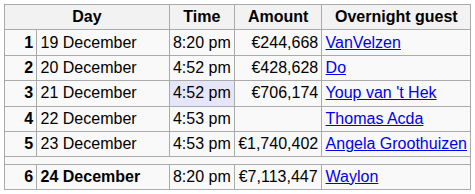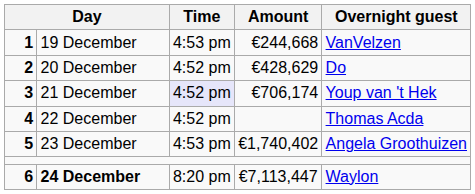(202, 42) 8:20 pm -> (202, 42) 4:53 pm
(285, 67) €428,628 -> (285, 67) €428,629
(202, 118) 4:53 pm -> (202, 118) 4:52 pm
